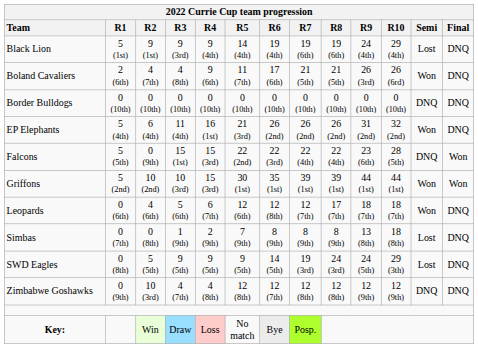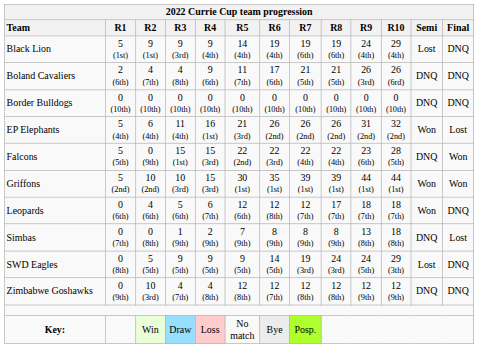(427, 76) Won -> (427, 76) DNQ
(458, 130) DNQ -> (458, 130) Lost
(427, 237) Lost -> (427, 237) DNQ
(458, 237) DNQ -> (458, 237) Lost
